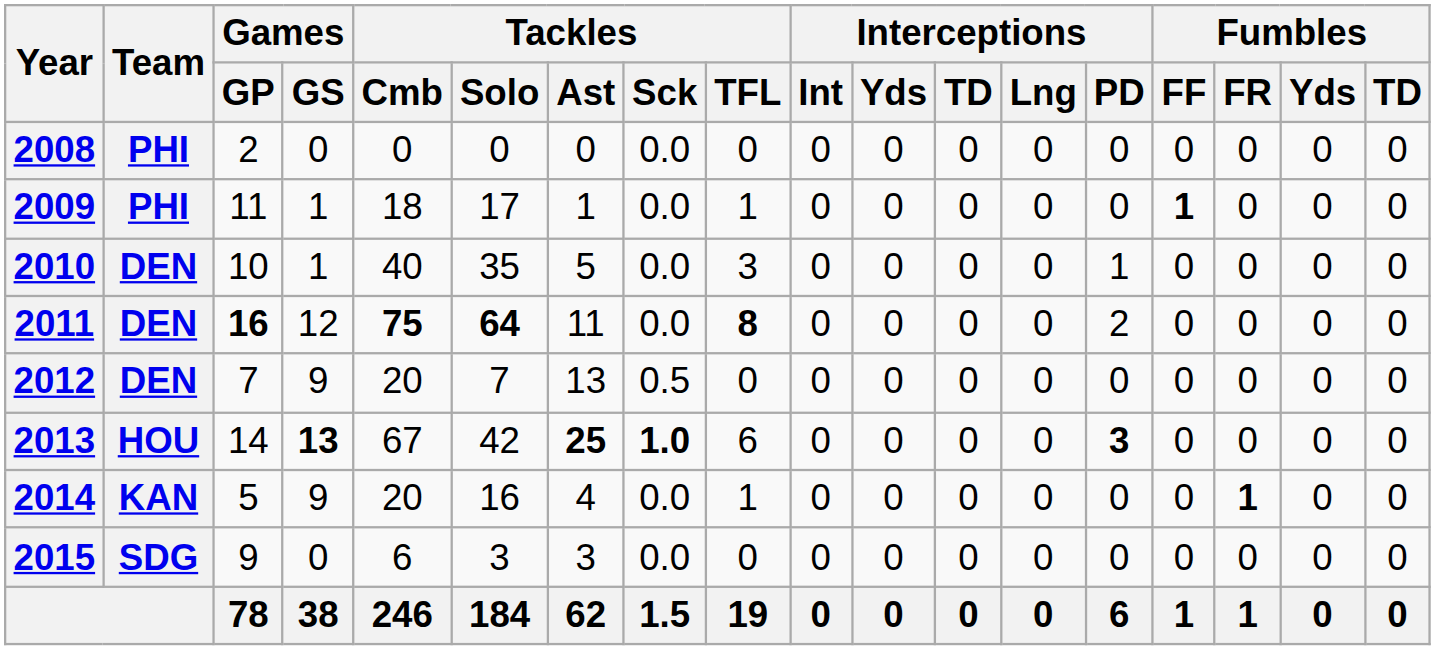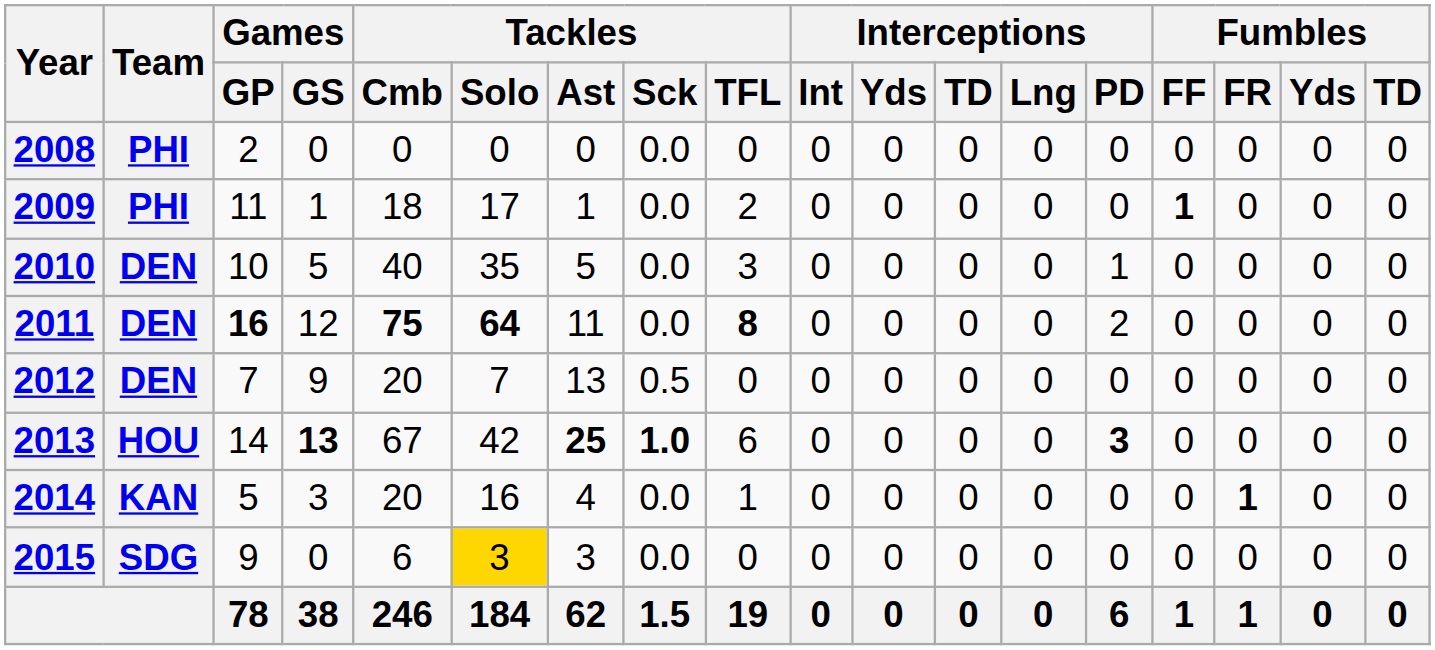(748, 207) 1 -> (748, 207) 2
(318, 265) 1 -> (318, 265) 5
(318, 498) 9 -> (318, 498) 3
(500, 556) no background -> (500, 556) gold background
